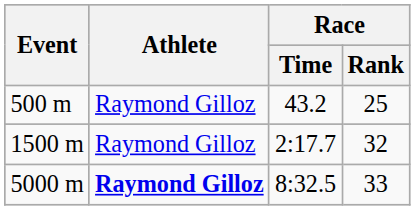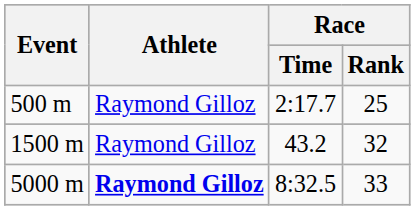(306, 104) 43.2 -> (306, 104) 2:17.7
(306, 144) 2:17.7 -> (306, 144) 43.2
